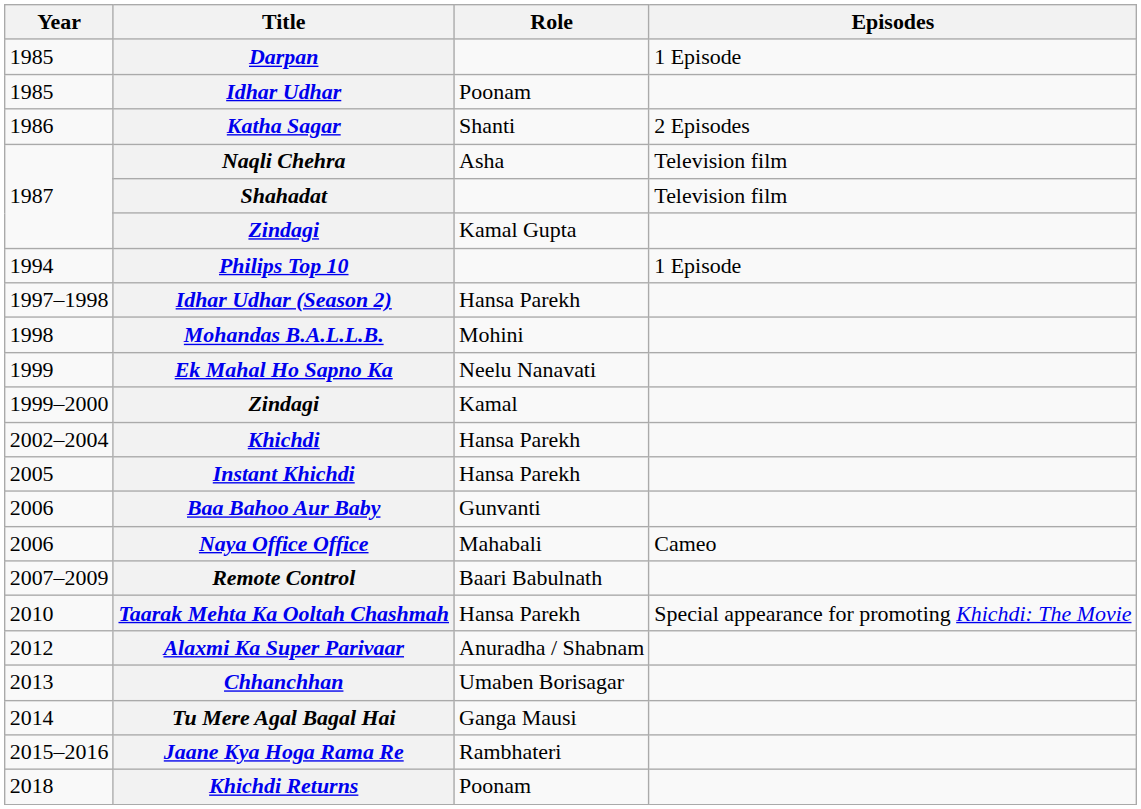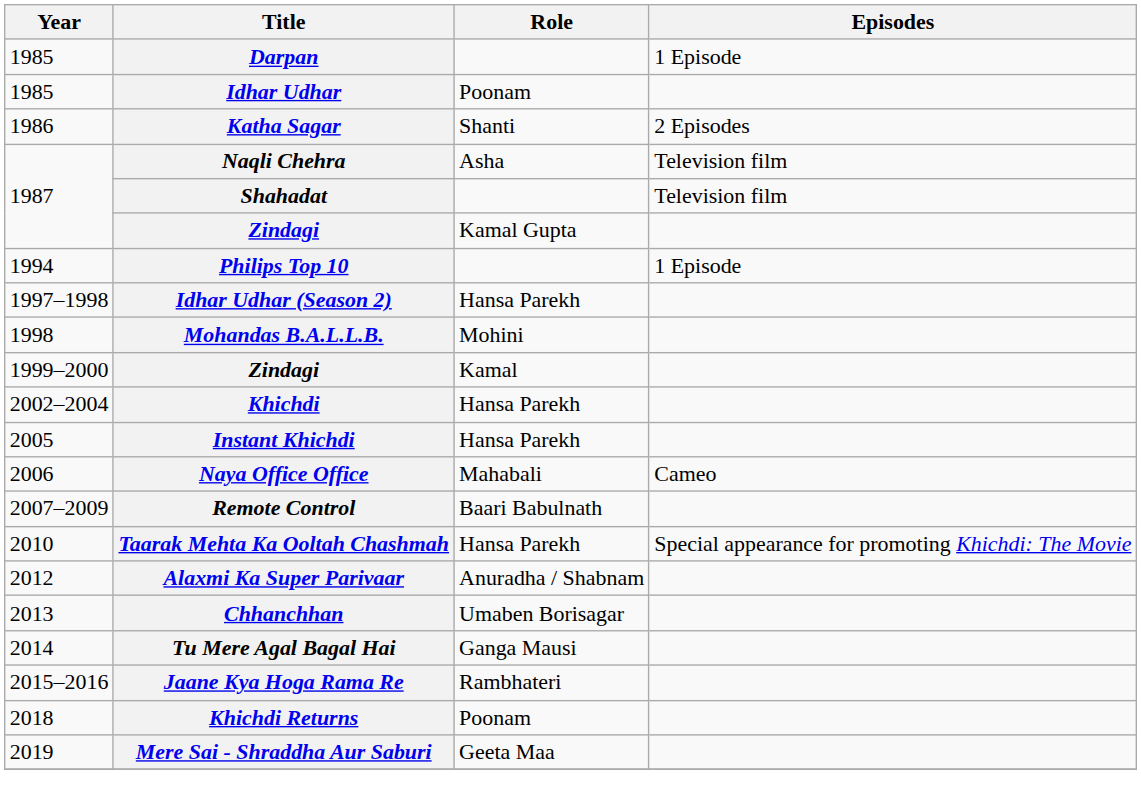- row: (32, 369)
- row: (32, 508)
+ row: (32, 751)
